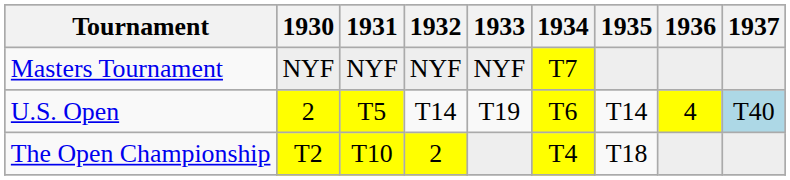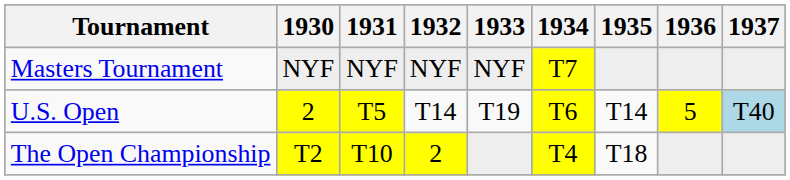(690, 111) 4 -> (690, 111) 5
